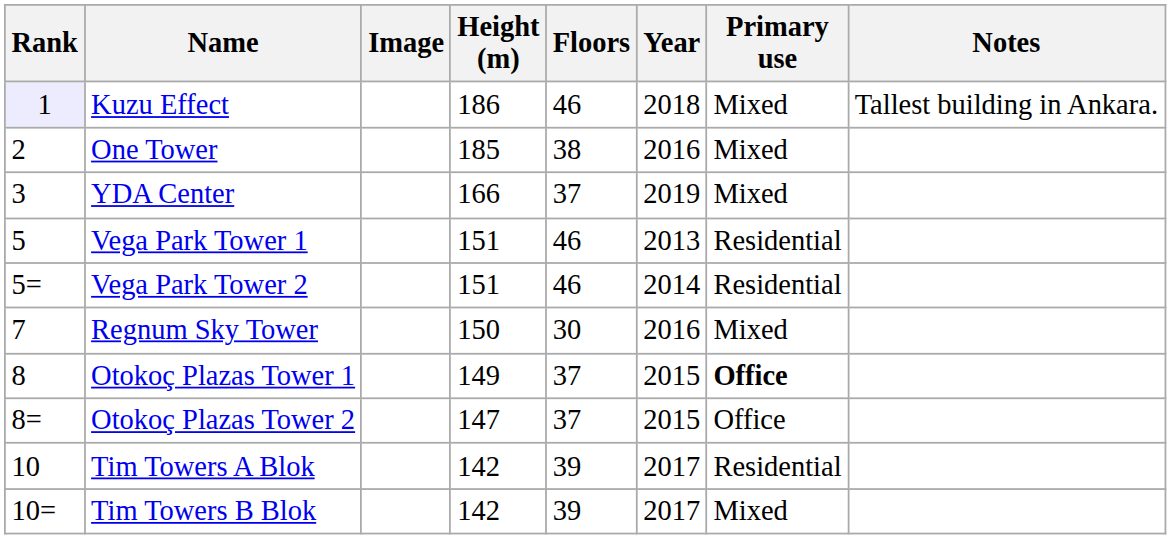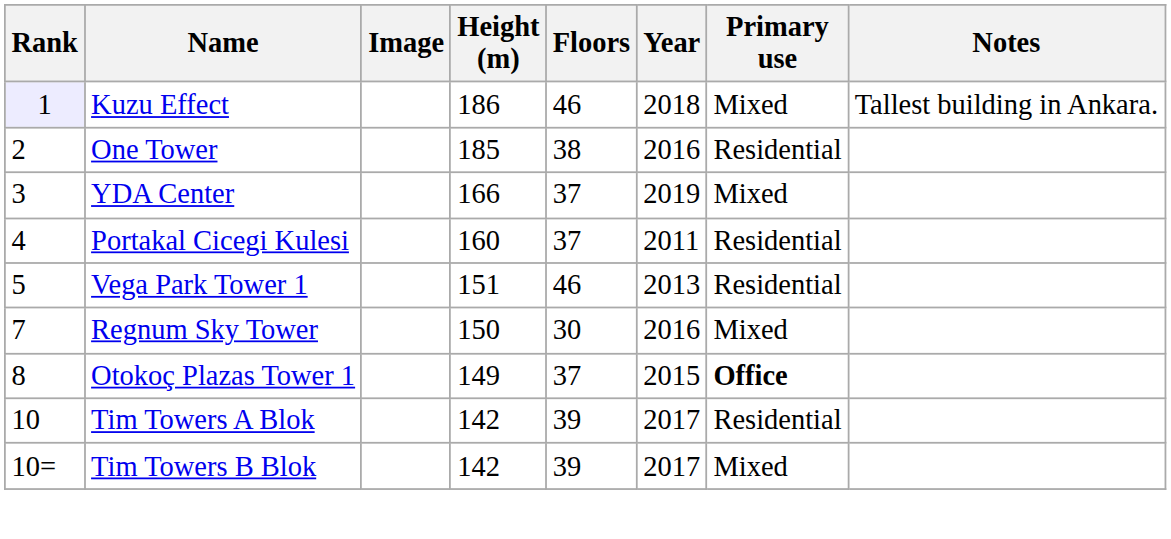(751, 149) Mixed -> (777, 149) Residential
+ row: (220, 239)
- row: (199, 284)
- row: (223, 420)
